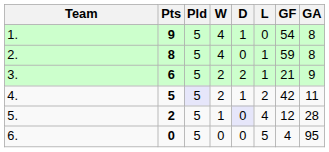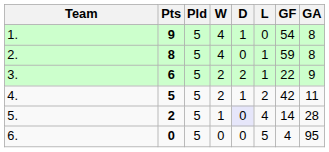(287, 75) 21 -> (287, 75) 22
(197, 95) lavender background -> (197, 95) no background
(287, 116) 12 -> (287, 116) 14
